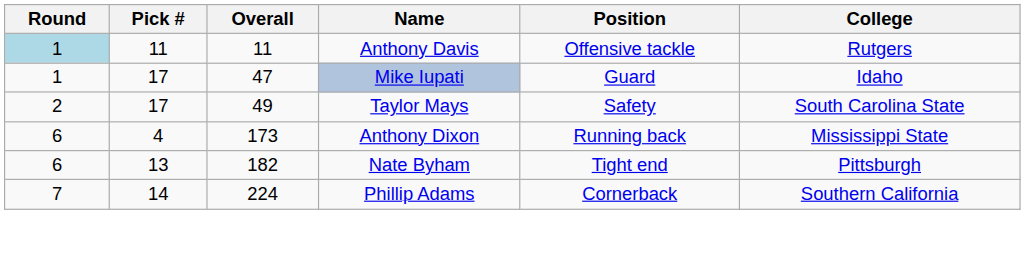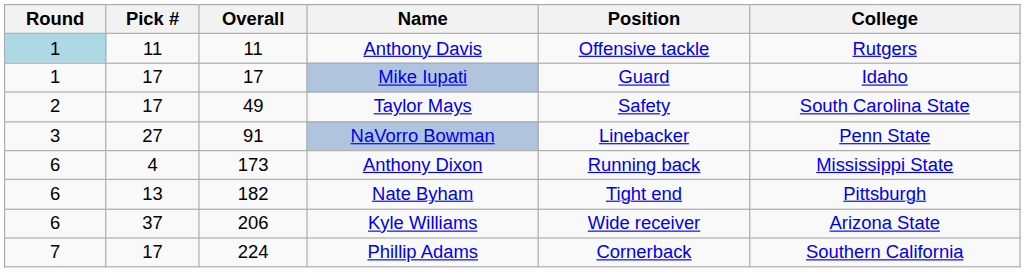(263, 77) 47 -> (253, 77) 17
+ row: (423, 135)
+ row: (423, 223)
(158, 194) 14 -> (153, 252) 17
